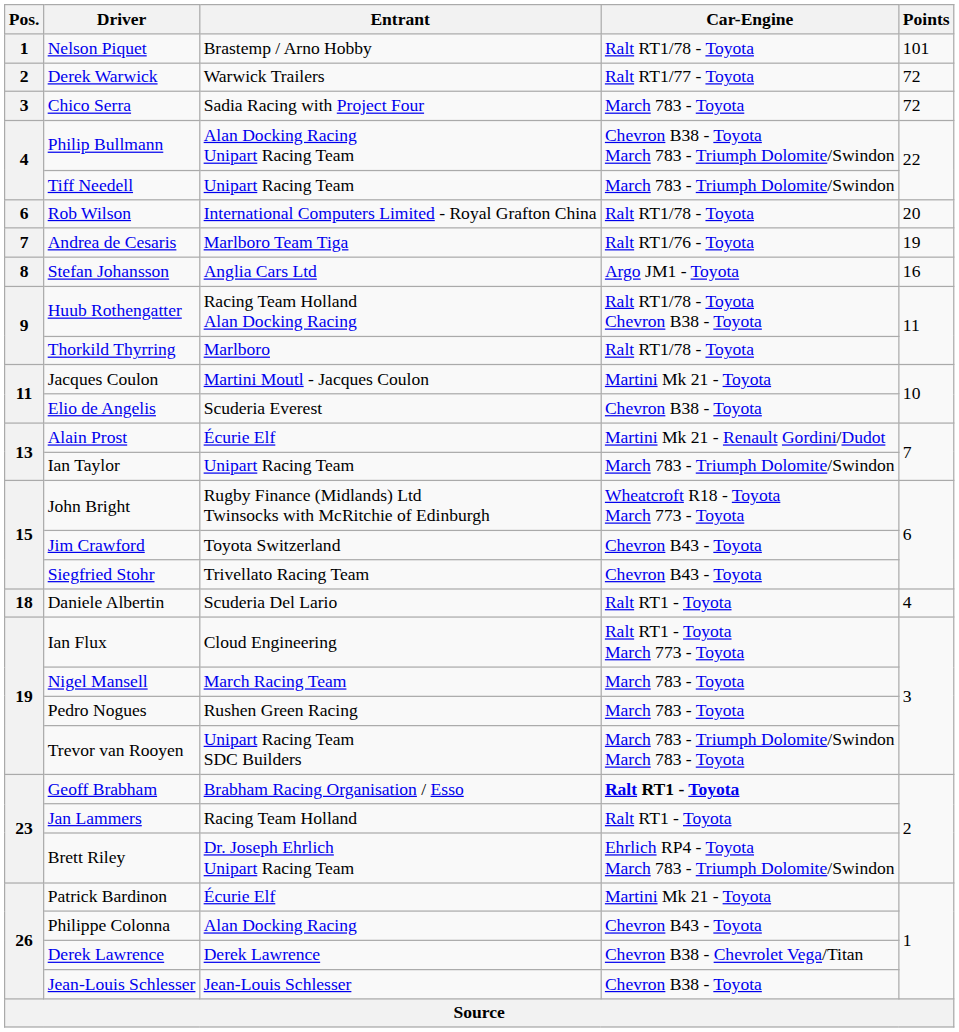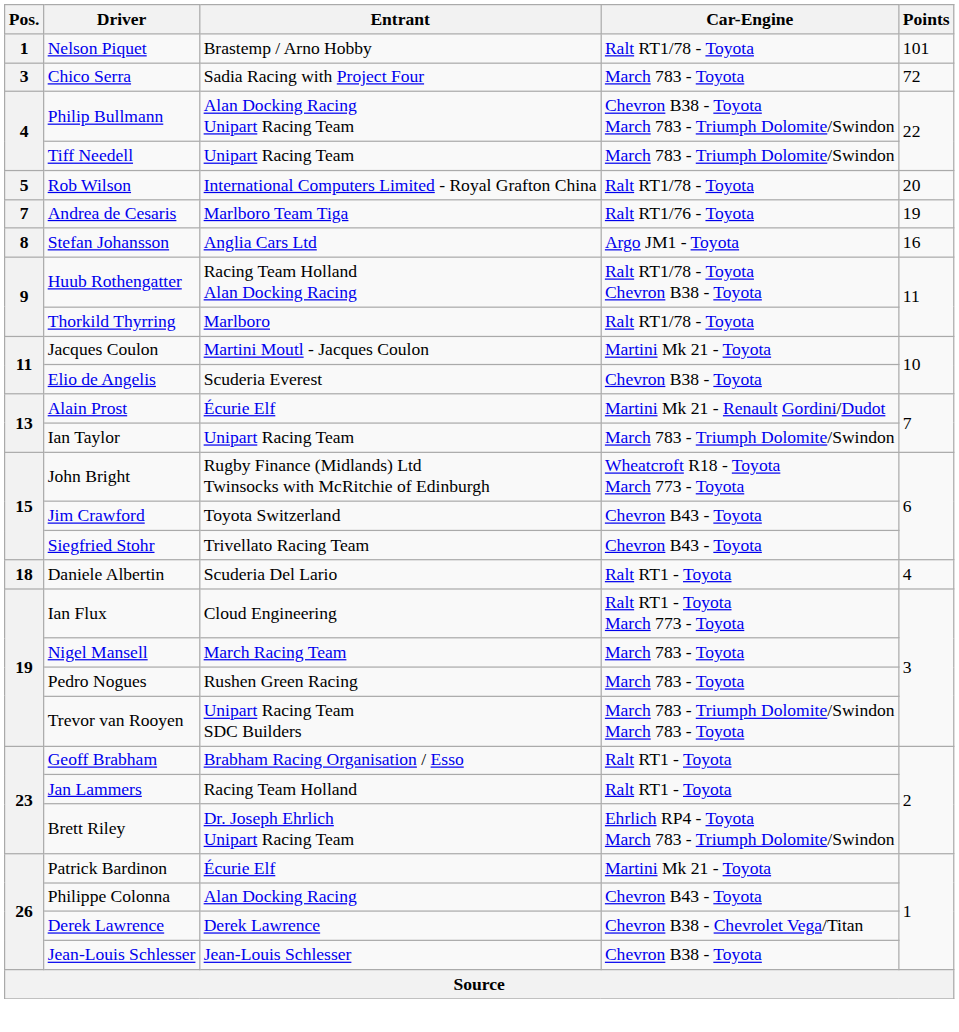- row: (103, 77)
(24, 213) 6 -> (24, 184) 5
(672, 789) bold -> (668, 760) normal
